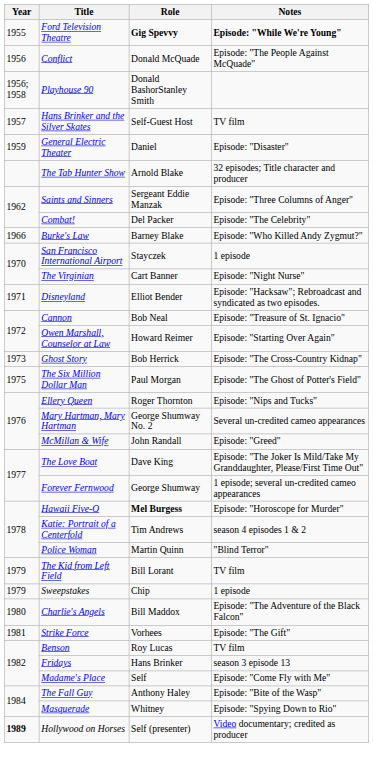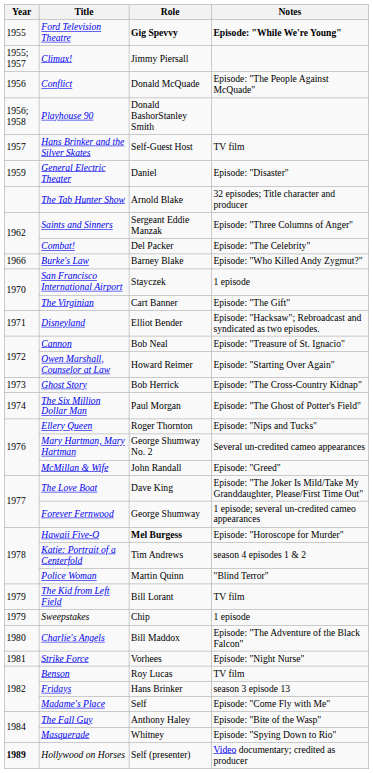+ row: (57, 58)
(259, 276) Episode: "Night Nurse" -> (252, 302) Episode: "The Gift"
(16, 379) 1975 -> (16, 405) 1974
(252, 632) Episode: "The Gift" -> (259, 658) Episode: "Night Nurse"
